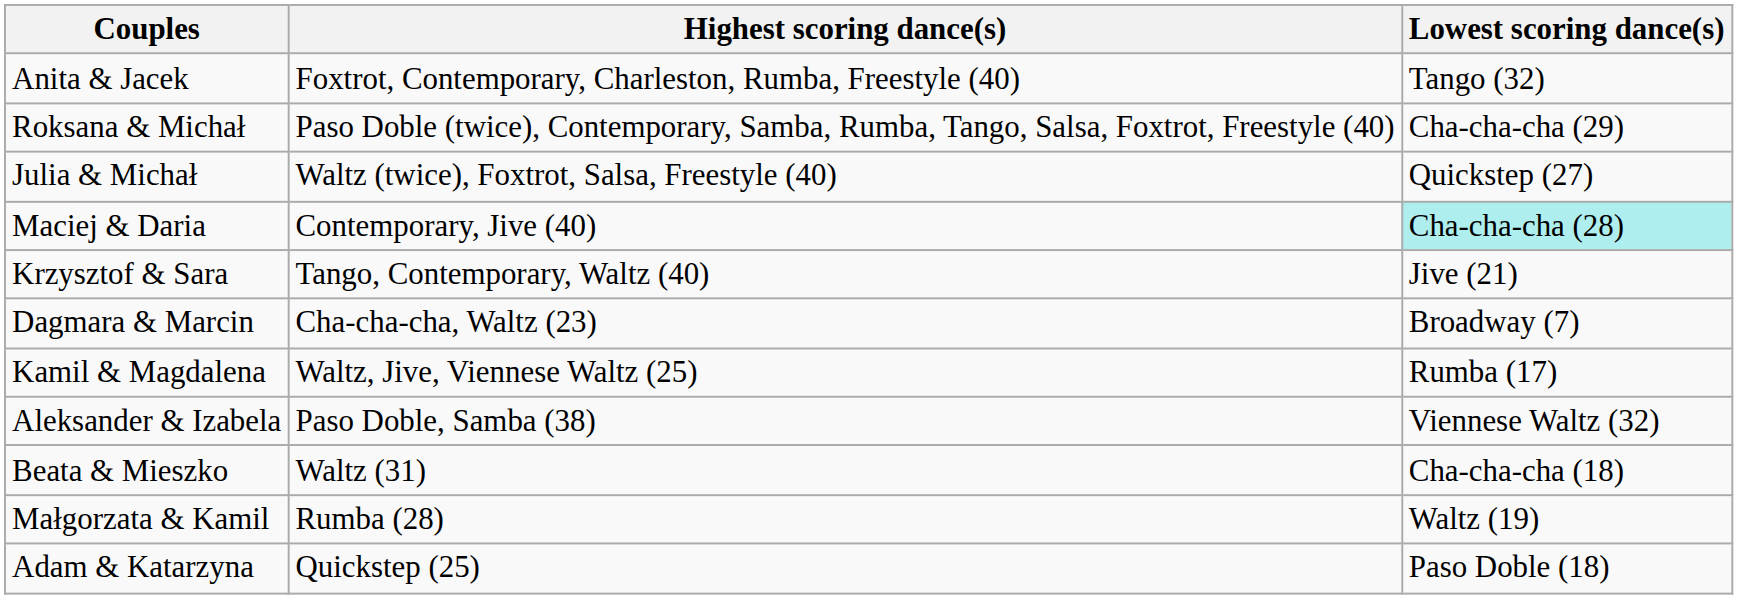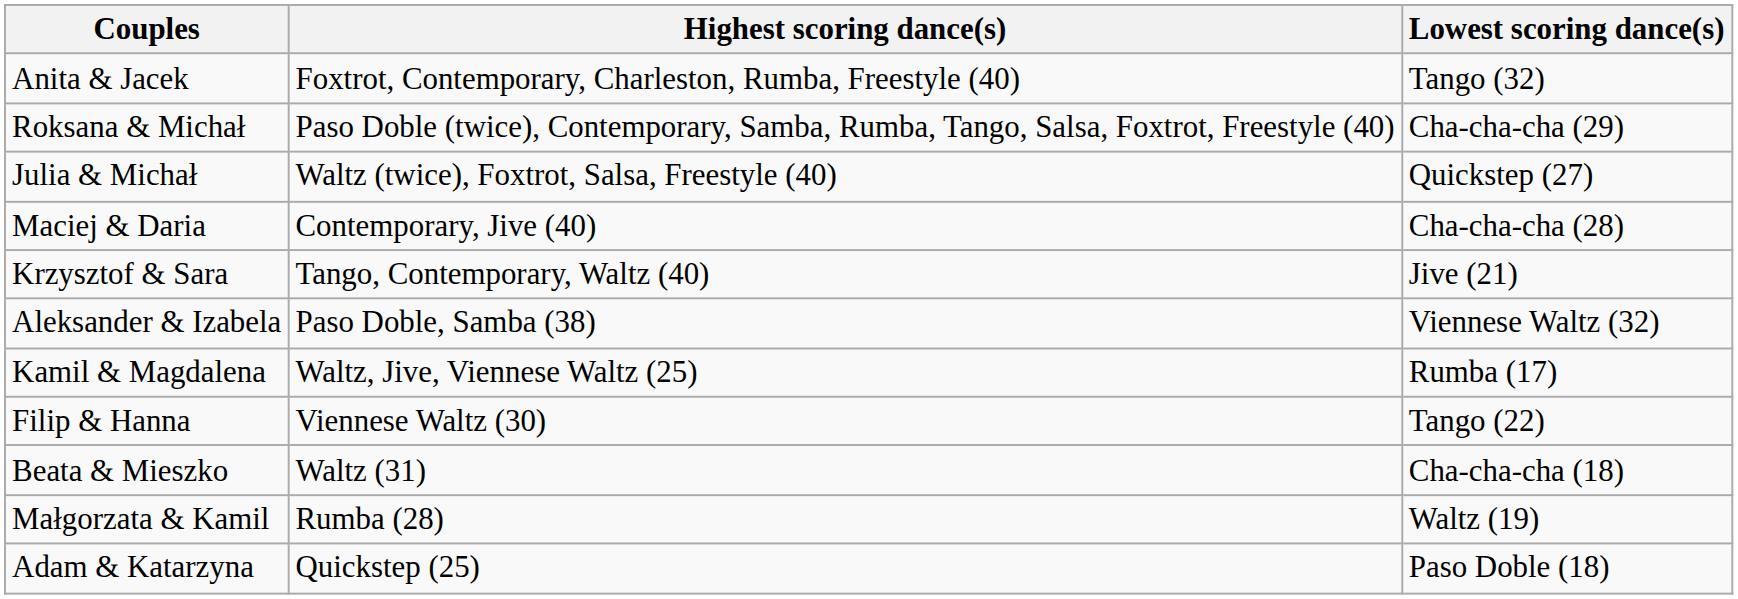(1516, 224) paleturquoise background -> (1516, 224) no background
- row: (133, 322)
rows swapped: (147, 420) <-> (139, 371)
+ row: (101, 420)
